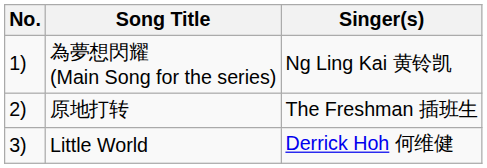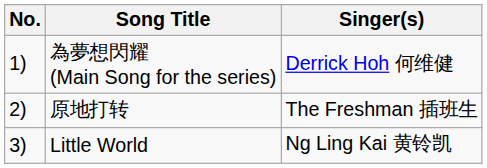(369, 63) Ng Ling Kai 黄铃凯 -> (370, 63) Derrick Hoh 何维健
(370, 144) Derrick Hoh 何维健 -> (369, 144) Ng Ling Kai 黄铃凯
